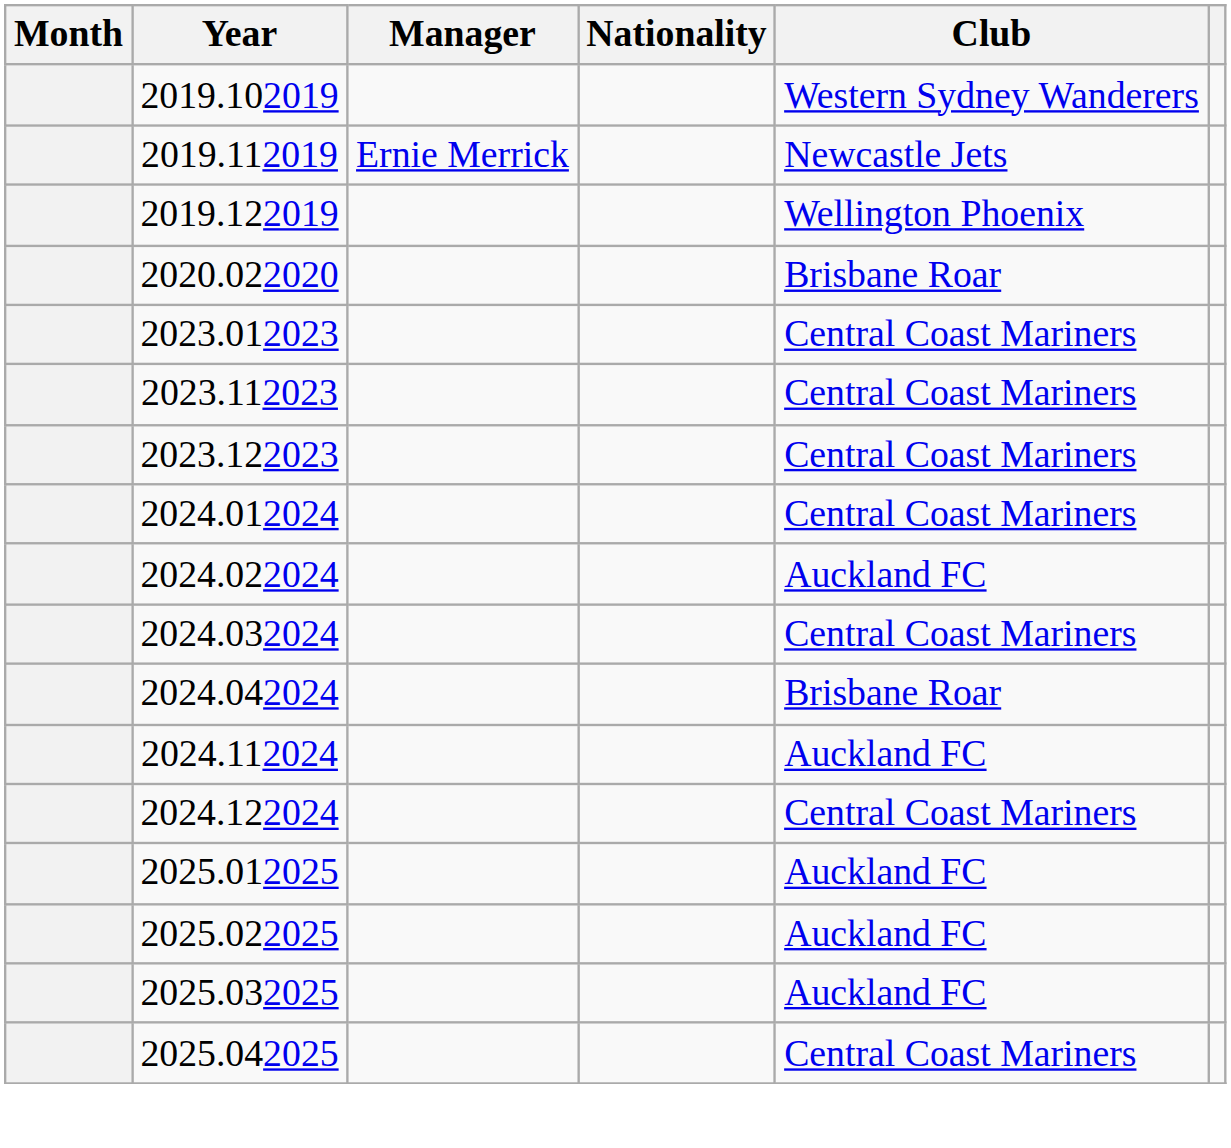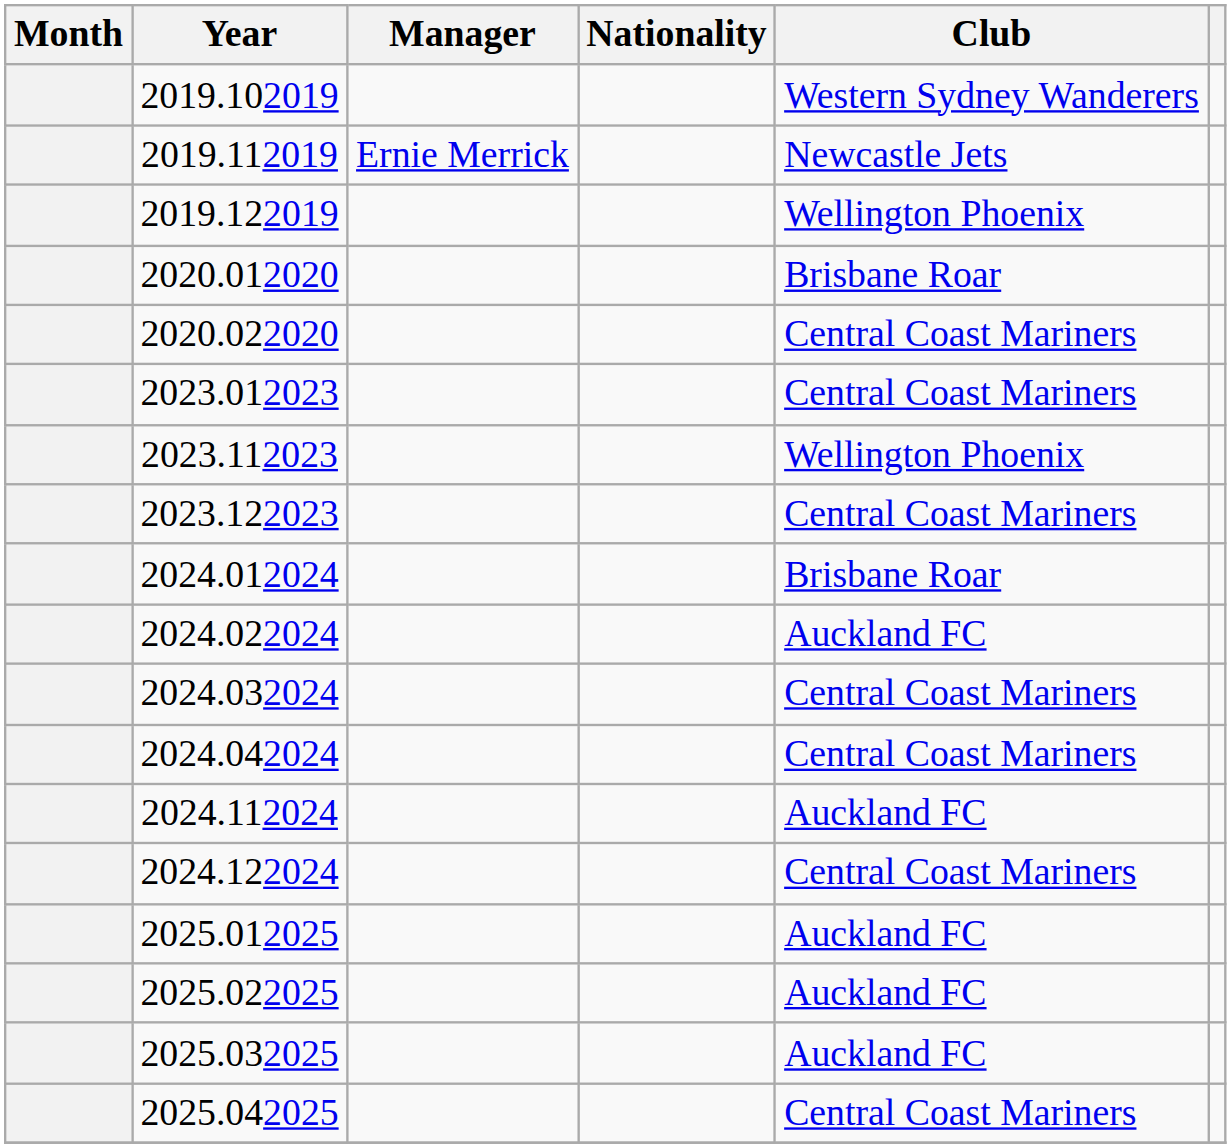+ row: (240, 273)
(893, 273) Brisbane Roar -> (960, 333) Central Coast Mariners
(960, 393) Central Coast Mariners -> (934, 453) Wellington Phoenix
(960, 513) Central Coast Mariners -> (893, 573) Brisbane Roar
(893, 693) Brisbane Roar -> (960, 753) Central Coast Mariners
